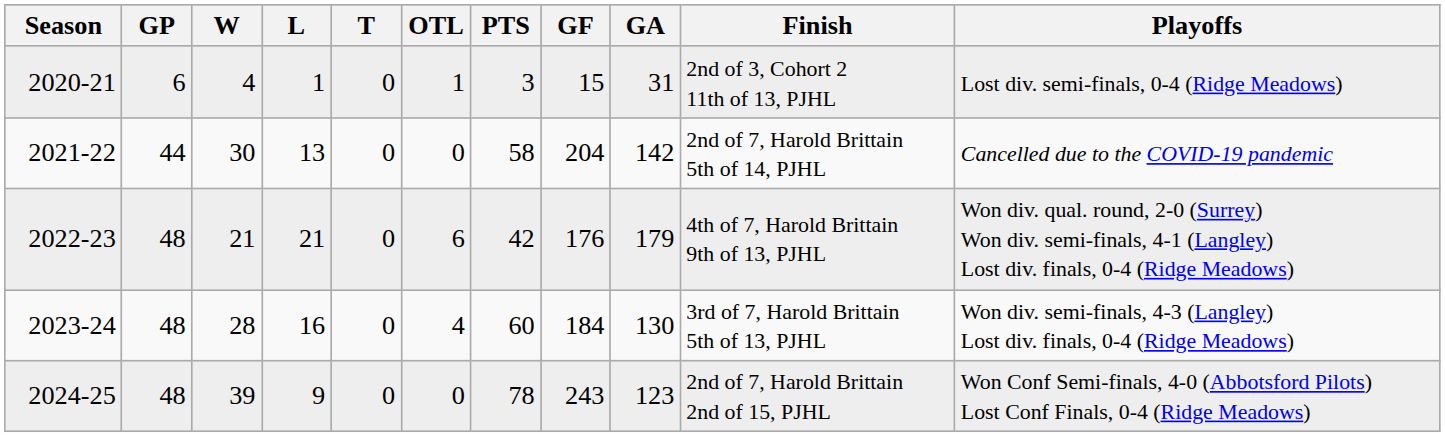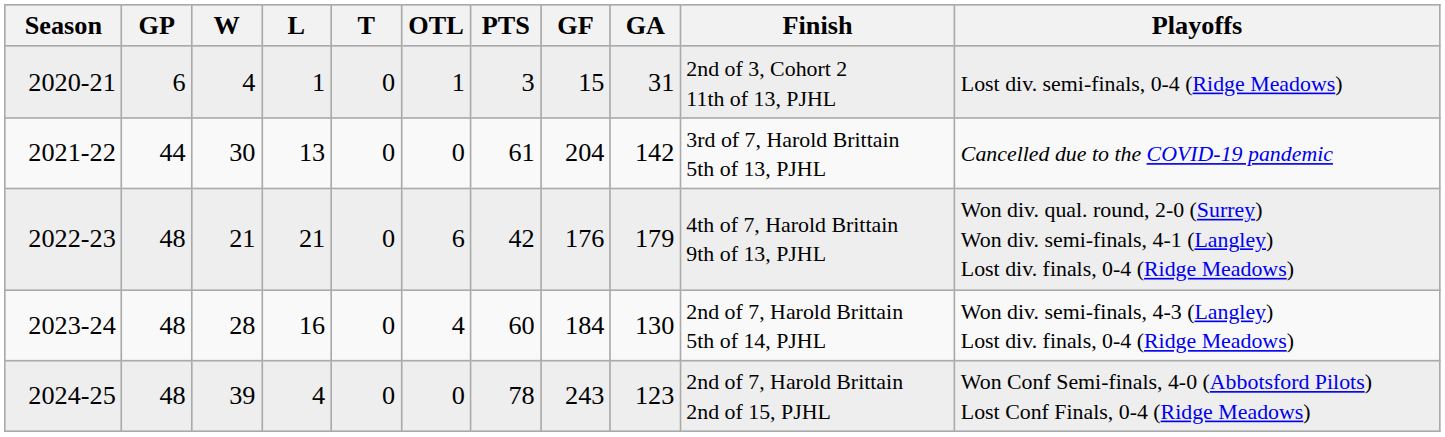(522, 152) 58 -> (522, 152) 61
(795, 154) 2nd of 7, Harold Brittain 5th of 14, PJHL -> (793, 154) 3rd of 7, Harold Brittain 5th of 13, PJHL
(793, 326) 3rd of 7, Harold Brittain 5th of 13, PJHL -> (795, 326) 2nd of 7, Harold Brittain 5th of 14, PJHL
(319, 395) 9 -> (319, 395) 4
